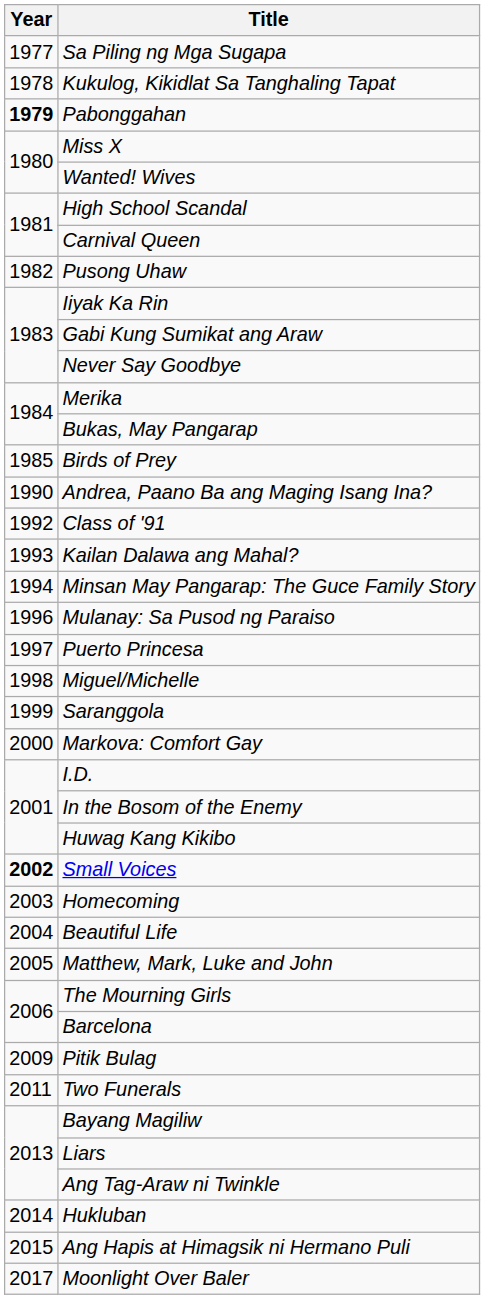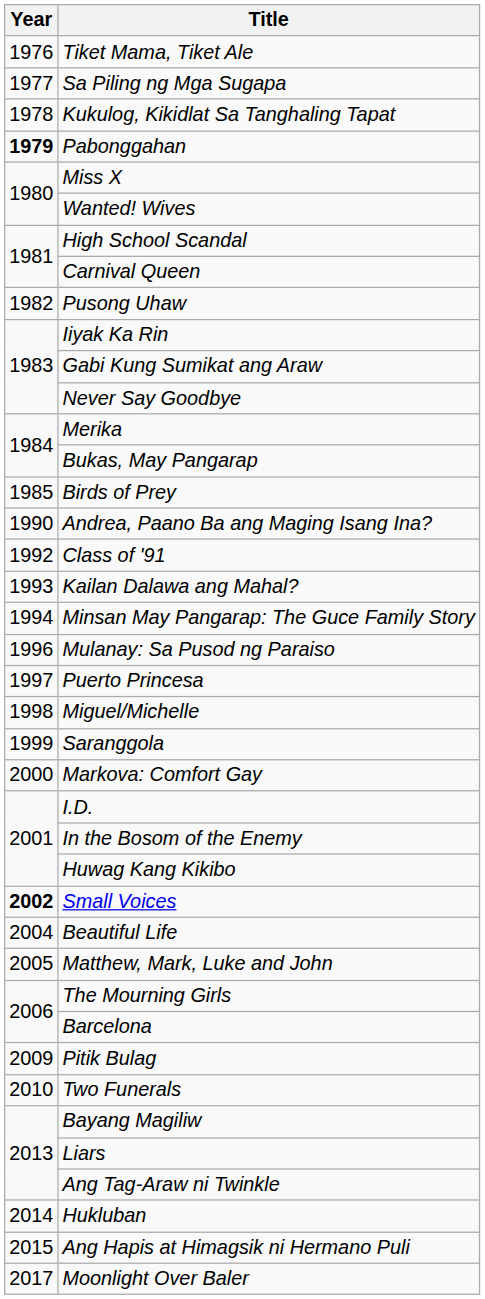+ row: (158, 51)
- row: (121, 901)
(31, 1090) 2011 -> (31, 1090) 2010
